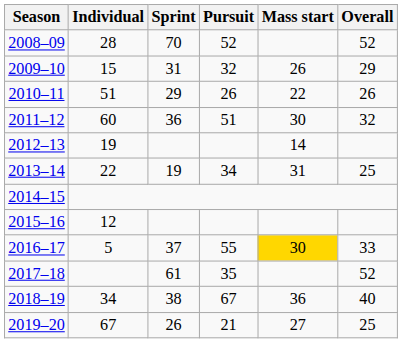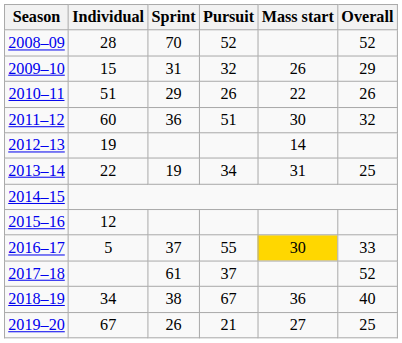(229, 273) 35 -> (229, 273) 37
